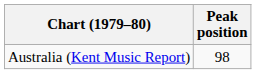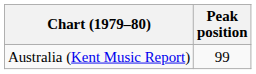(222, 56) 98 -> (222, 56) 99
